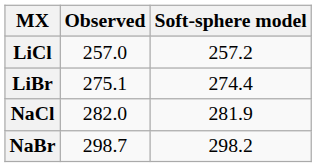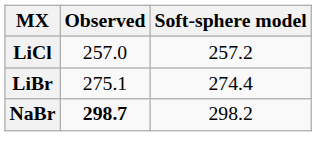- row: (33, 114)
(105, 145) normal -> (105, 114) bold
